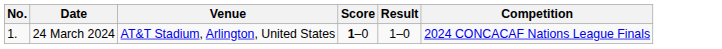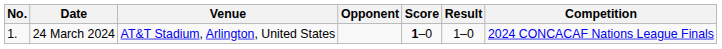+ column: (370, 14)
